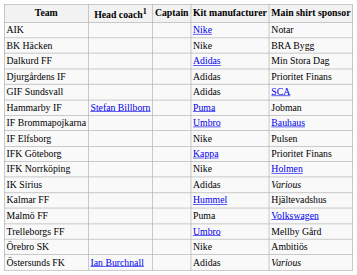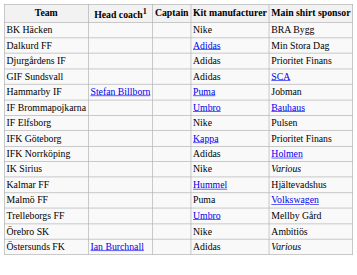- row: (15, 30)
(203, 169) Nike -> (207, 154) Adidas
(207, 185) Adidas -> (203, 169) Nike
